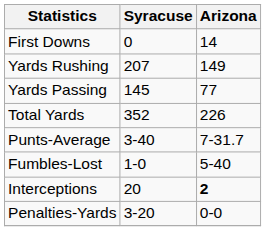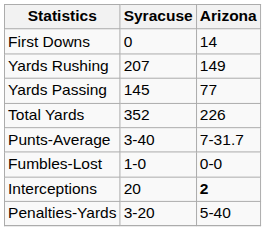(215, 164) 5-40 -> (211, 164) 0-0
(211, 213) 0-0 -> (215, 213) 5-40
